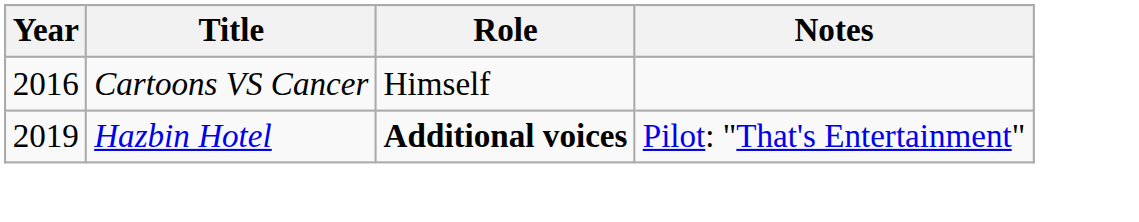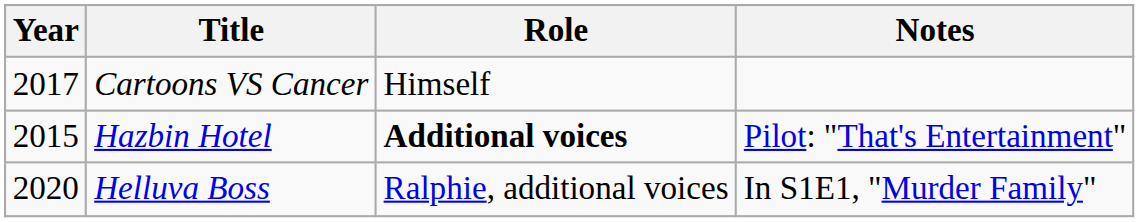(46, 83) 2016 -> (46, 83) 2017
(46, 135) 2019 -> (46, 135) 2015
+ row: (182, 188)
